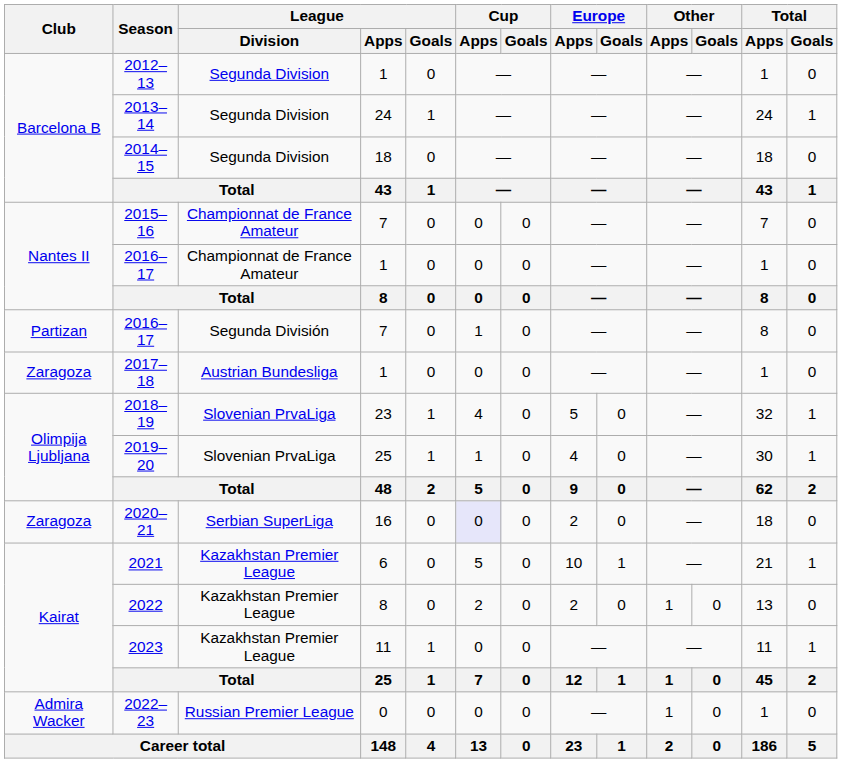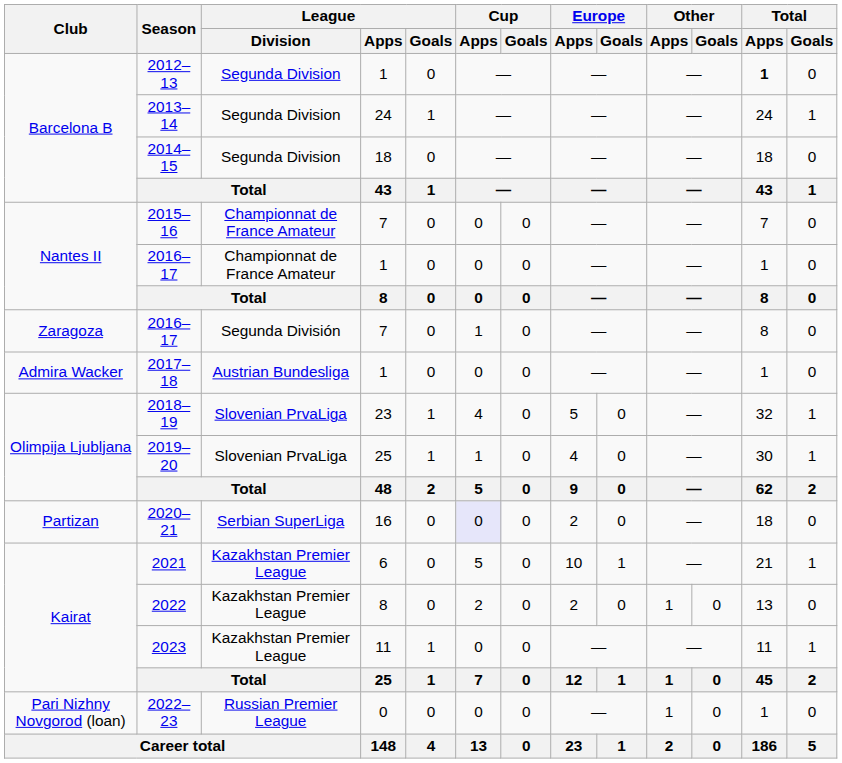(764, 74) normal -> (764, 74) bold
(59, 330) Partizan -> (71, 330) Zaragoza
(59, 372) Zaragoza -> (71, 372) Admira Wacker
(59, 521) Zaragoza -> (71, 521) Partizan
(59, 712) Admira Wacker -> (71, 712) Pari Nizhny Novgorod (loan)
